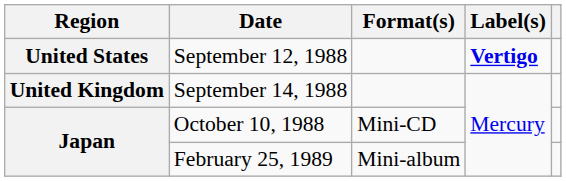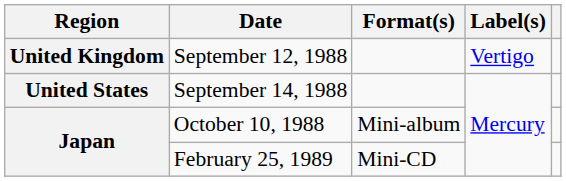(87, 55) United States -> (87, 55) United Kingdom
(504, 55) bold -> (502, 55) normal
(87, 90) United Kingdom -> (87, 90) United States
(397, 124) Mini-CD -> (409, 124) Mini-album
(409, 158) Mini-album -> (397, 158) Mini-CD
